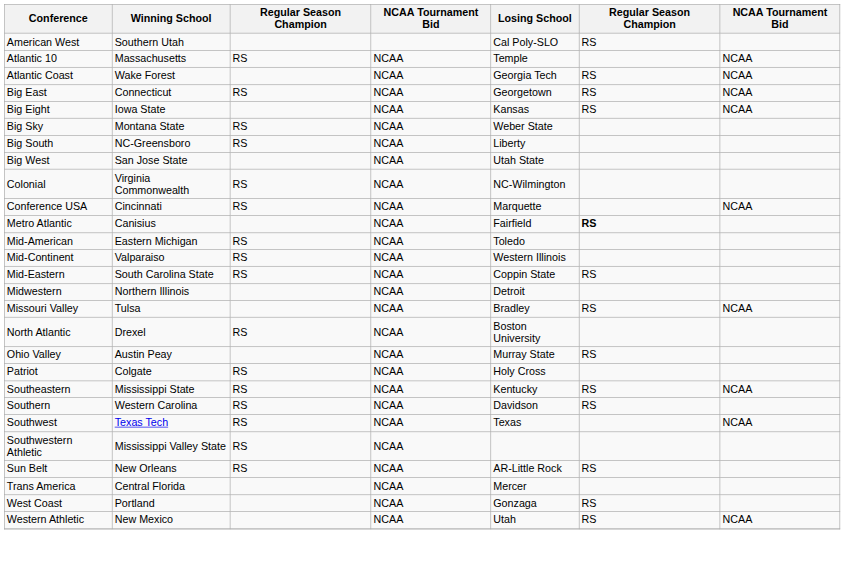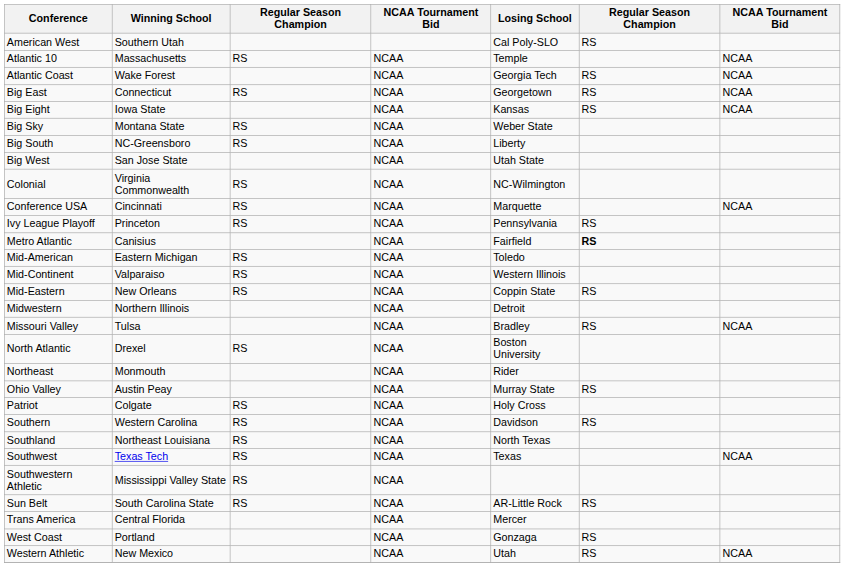+ row: (51, 224)
(164, 275) South Carolina State -> (146, 292) New Orleans
+ row: (30, 372)
- row: (39, 389)
+ row: (31, 440)
(146, 469) New Orleans -> (164, 503) South Carolina State
